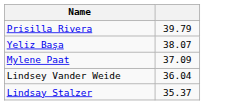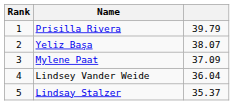+ column: (19, 12)
